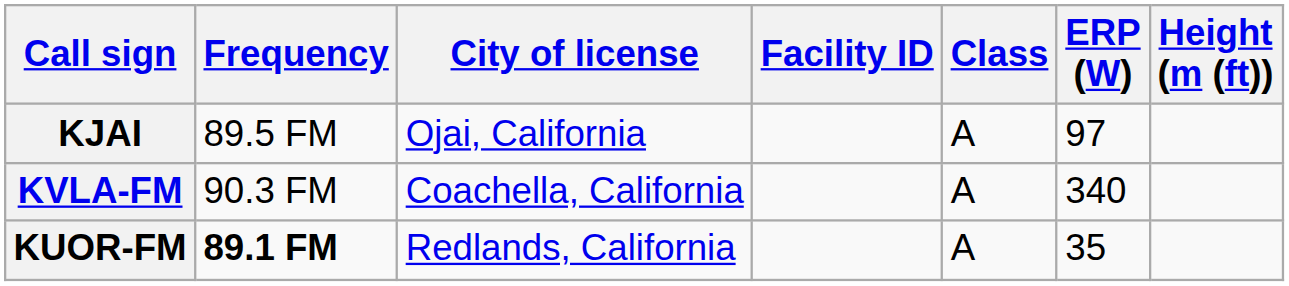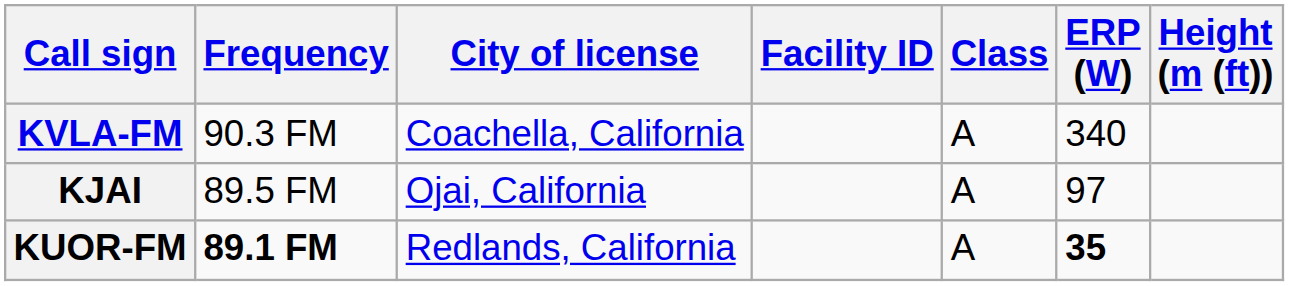rows swapped: (100, 190) <-> (100, 132)
(1086, 249) normal -> (1086, 249) bold
